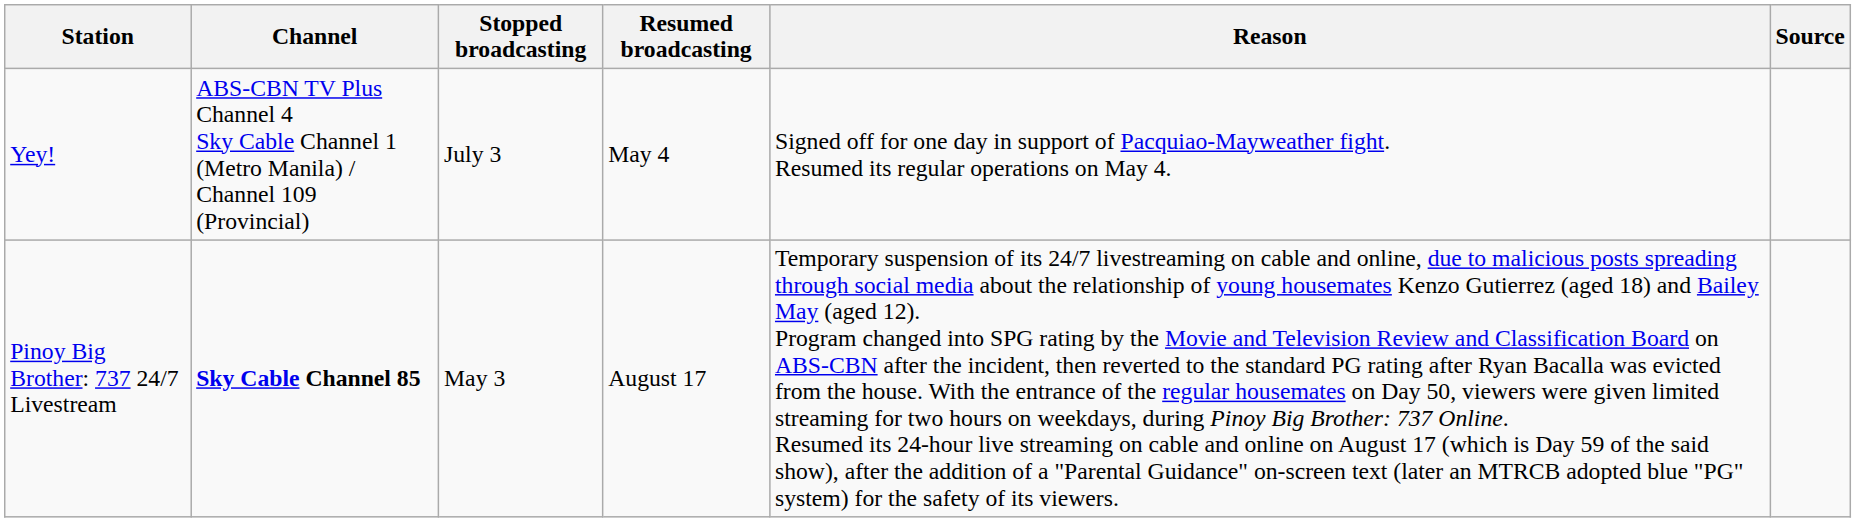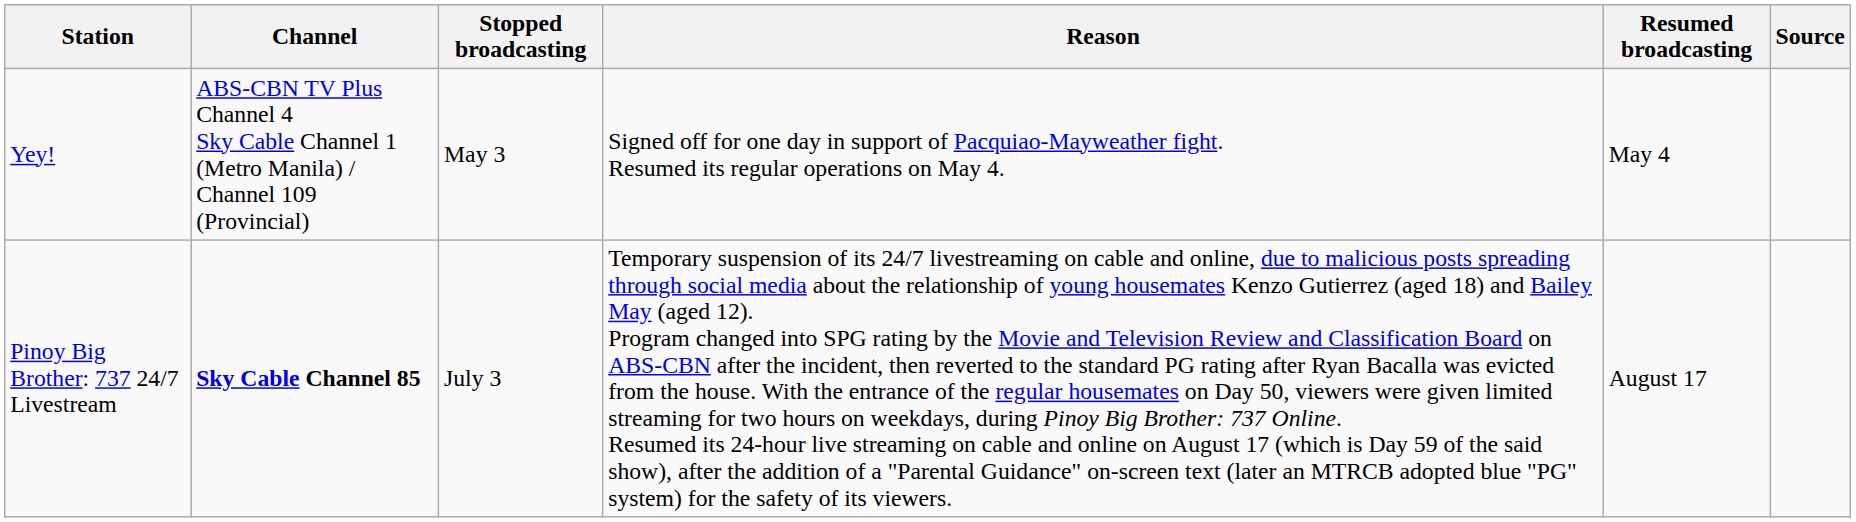columns swapped: (686, 36) <-> (1270, 36)
(473, 154) July 3 -> (475, 154) May 3
(475, 378) May 3 -> (473, 378) July 3
